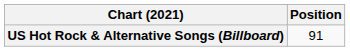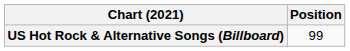(316, 35) 91 -> (316, 35) 99
